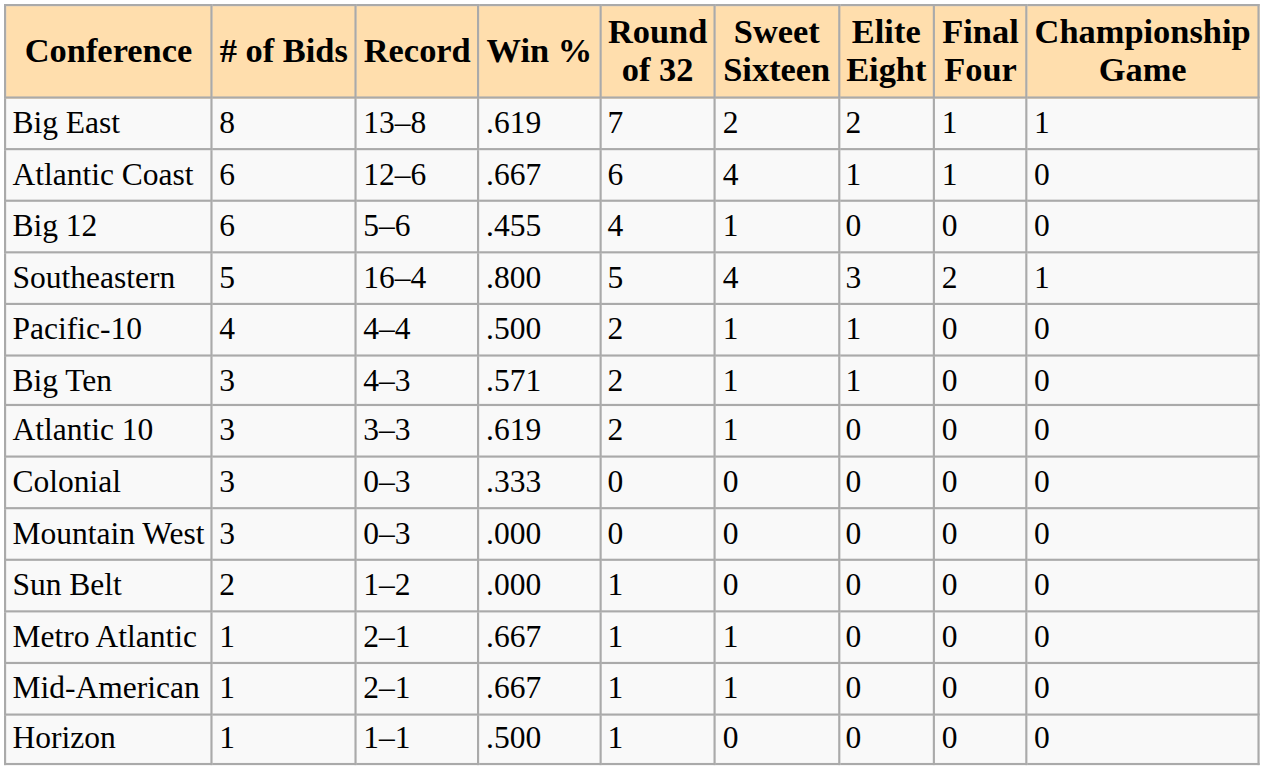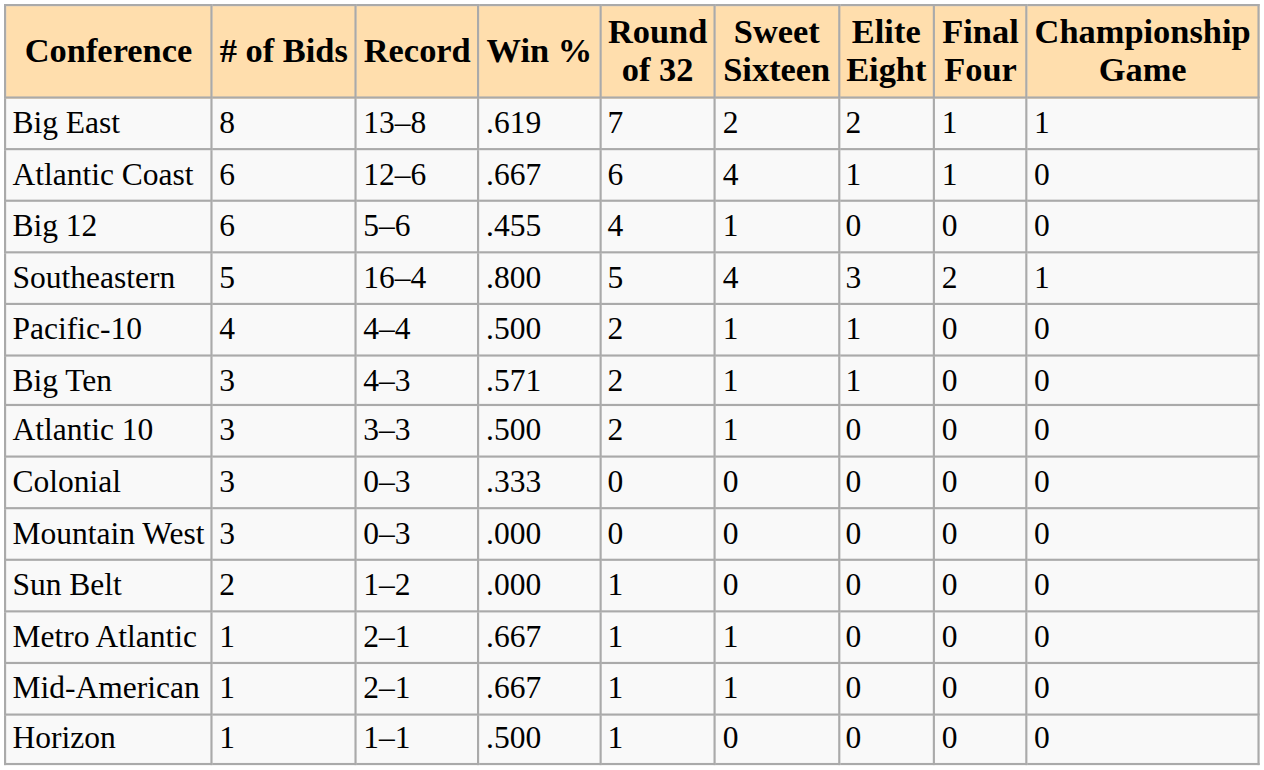(514, 430) .619 -> (514, 430) .500
